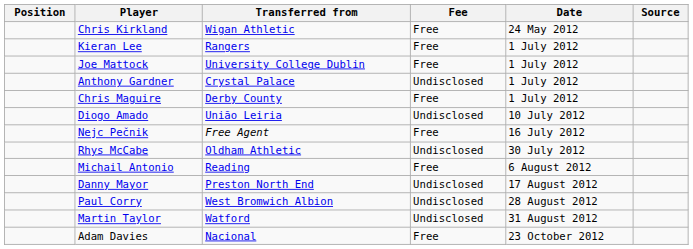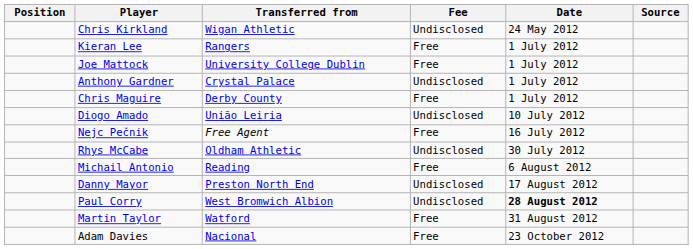(426, 30) Free -> (448, 30) Undisclosed
(553, 202) normal -> (553, 202) bold
(448, 219) Undisclosed -> (426, 219) Free
